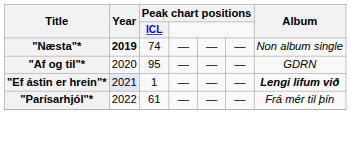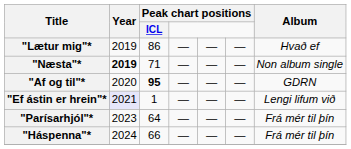+ row: (57, 47)
(154, 47) 74 -> (154, 64) 71
(154, 64) normal -> (154, 82) bold
(300, 82) bold -> (300, 100) normal
(124, 100) 2022 -> (124, 118) 2023
(154, 100) 61 -> (154, 118) 64
+ row: (57, 135)
